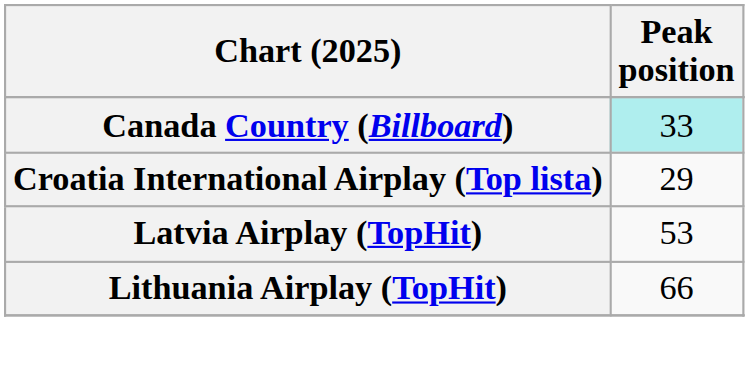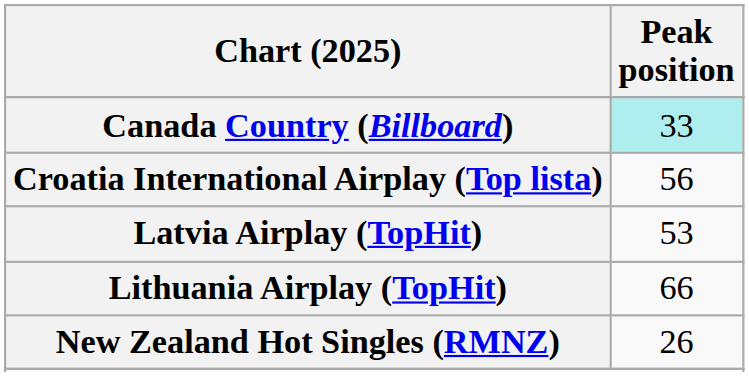(677, 178) 29 -> (677, 178) 56
+ row: (308, 341)
